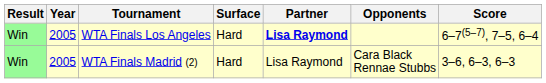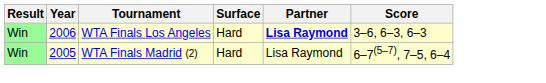- column: (395, 14)
(63, 34) 2005 -> (63, 33) 2006
(490, 34) 6–7(5–7), 7–5, 6–4 -> (390, 33) 3–6, 6–3, 6–3
(478, 62) 3–6, 6–3, 6–3 -> (402, 53) 6–7(5–7), 7–5, 6–4
